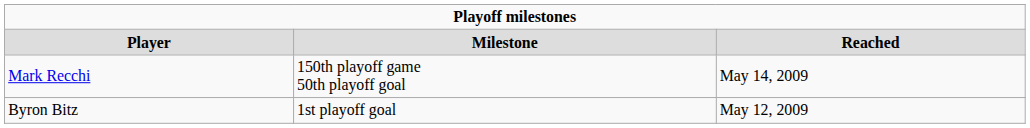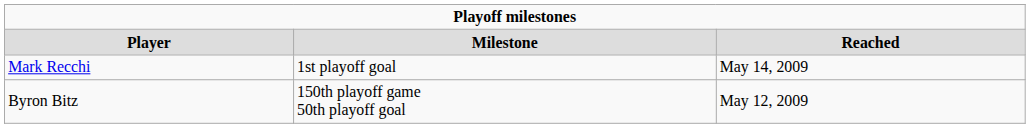(359, 76) 150th playoff game 50th playoff goal -> (347, 67) 1st playoff goal
(347, 110) 1st playoff goal -> (359, 101) 150th playoff game 50th playoff goal
